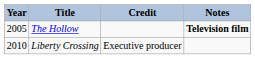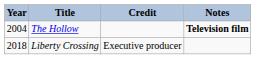(17, 29) 2005 -> (17, 29) 2004
(17, 46) 2010 -> (17, 46) 2018
